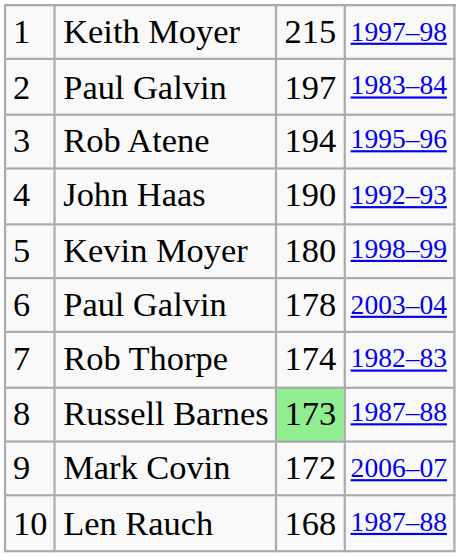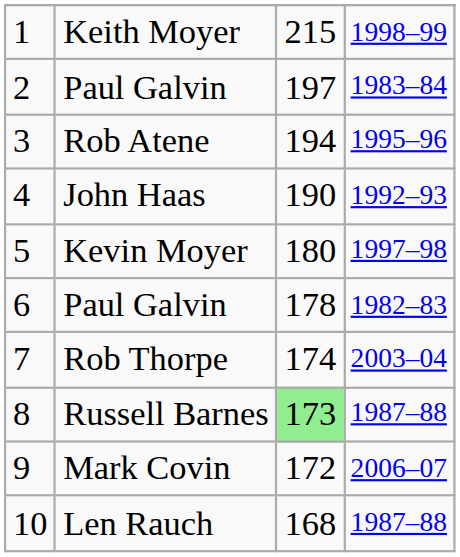(399, 31) 1997–98 -> (399, 31) 1998–99
(399, 250) 1998–99 -> (399, 250) 1997–98
(399, 304) 2003–04 -> (399, 304) 1982–83
(399, 359) 1982–83 -> (399, 359) 2003–04
